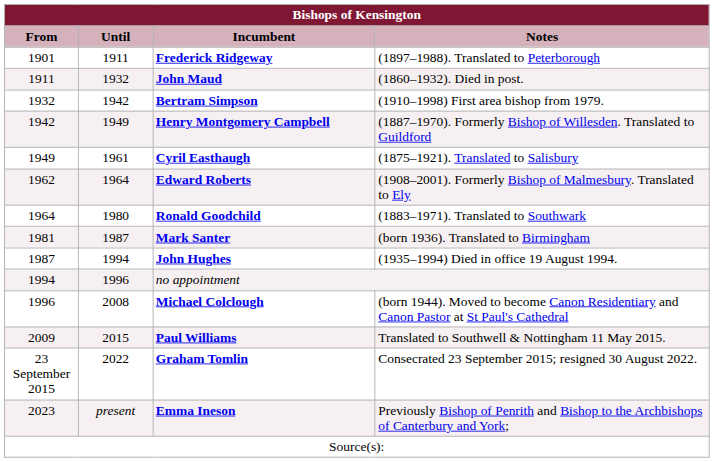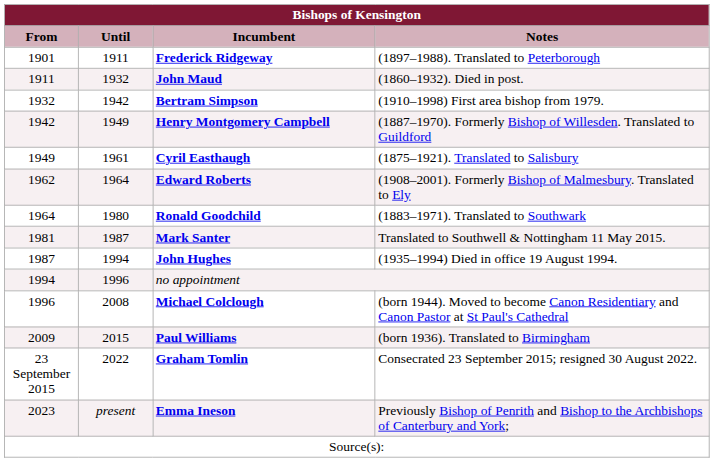(484, 237) (born 1936). Translated to Birmingham -> (522, 237) Translated to Southwell & Nottingham 11 May 2015.
(522, 337) Translated to Southwell & Nottingham 11 May 2015. -> (484, 337) (born 1936). Translated to Birmingham
